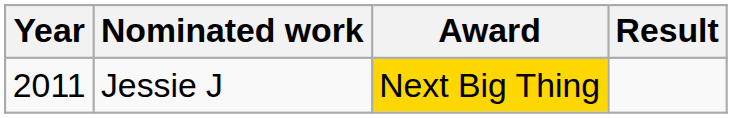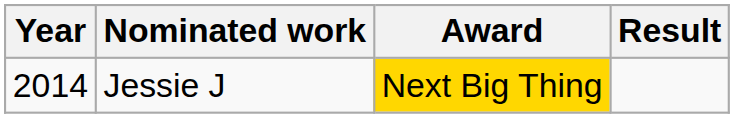(49, 84) 2011 -> (50, 84) 2014
